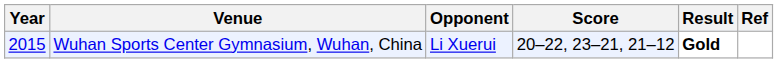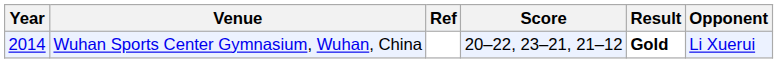columns swapped: (469, 18) <-> (755, 18)
(27, 45) 2015 -> (27, 45) 2014
